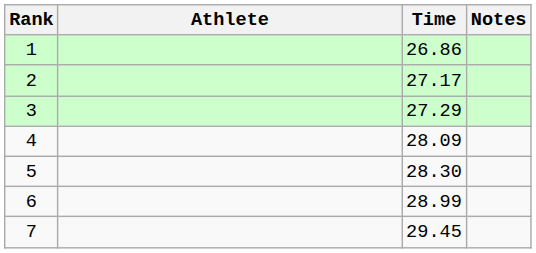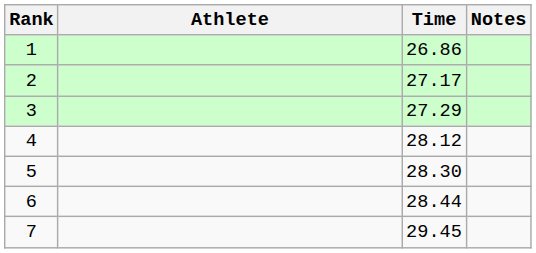(434, 141) 28.09 -> (434, 141) 28.12
(434, 202) 28.99 -> (434, 202) 28.44
